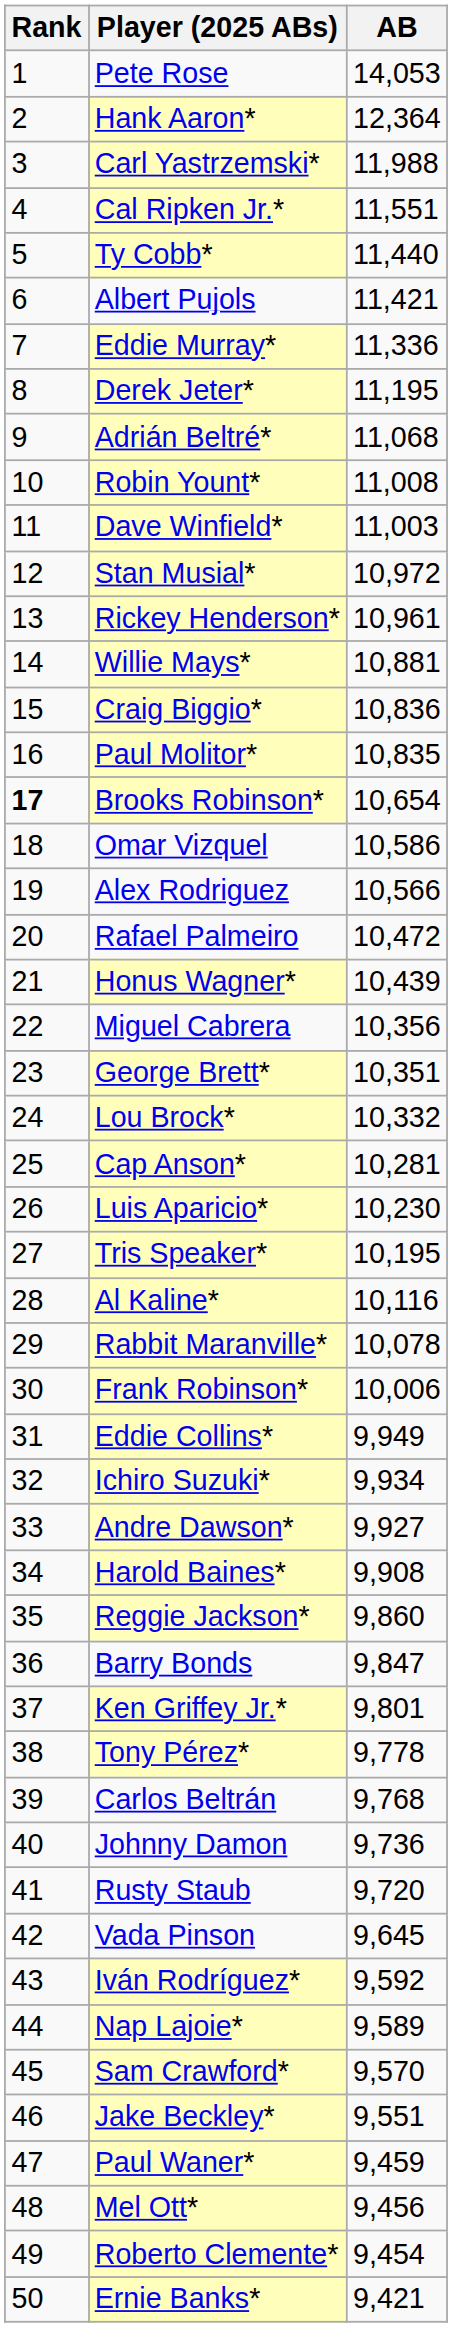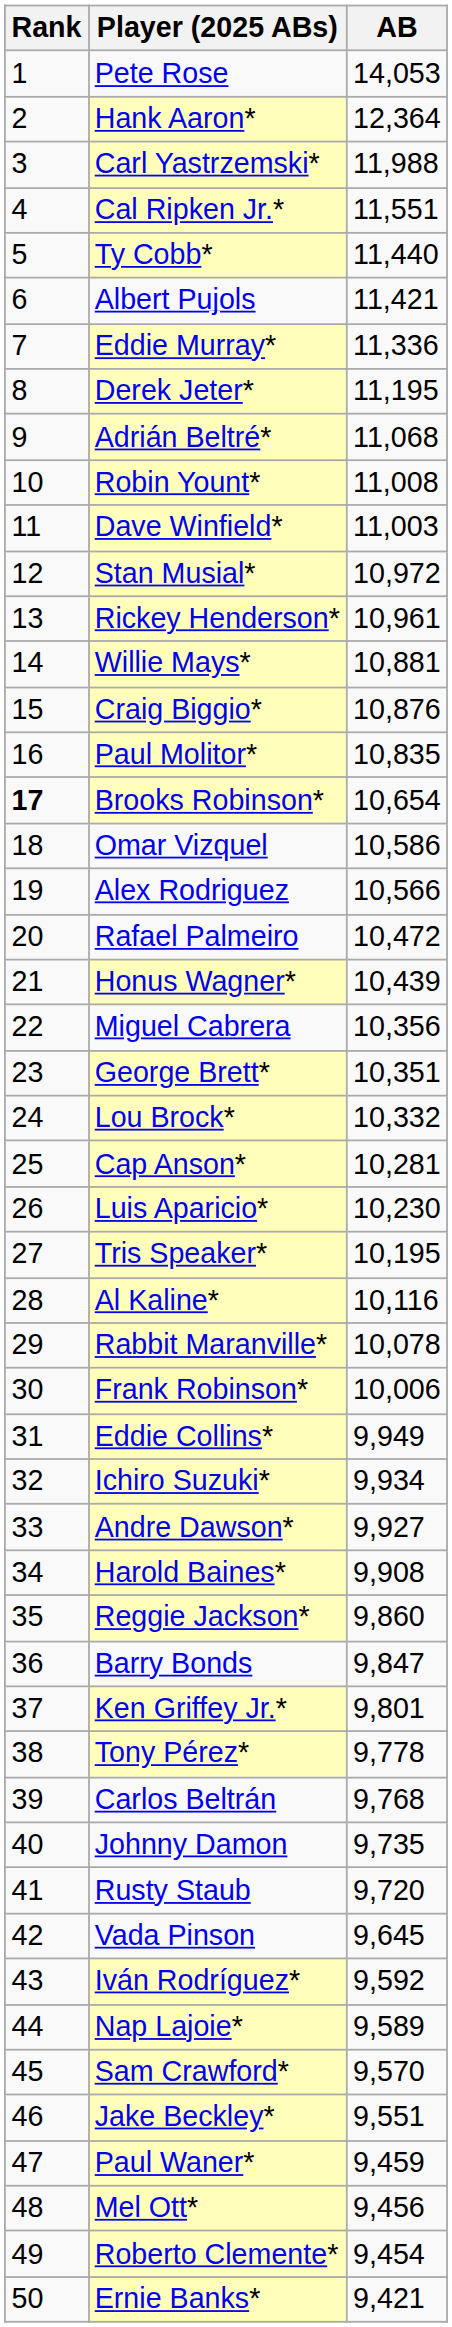(397, 709) 10,836 -> (397, 709) 10,876
(389, 1844) 9,736 -> (389, 1844) 9,735
